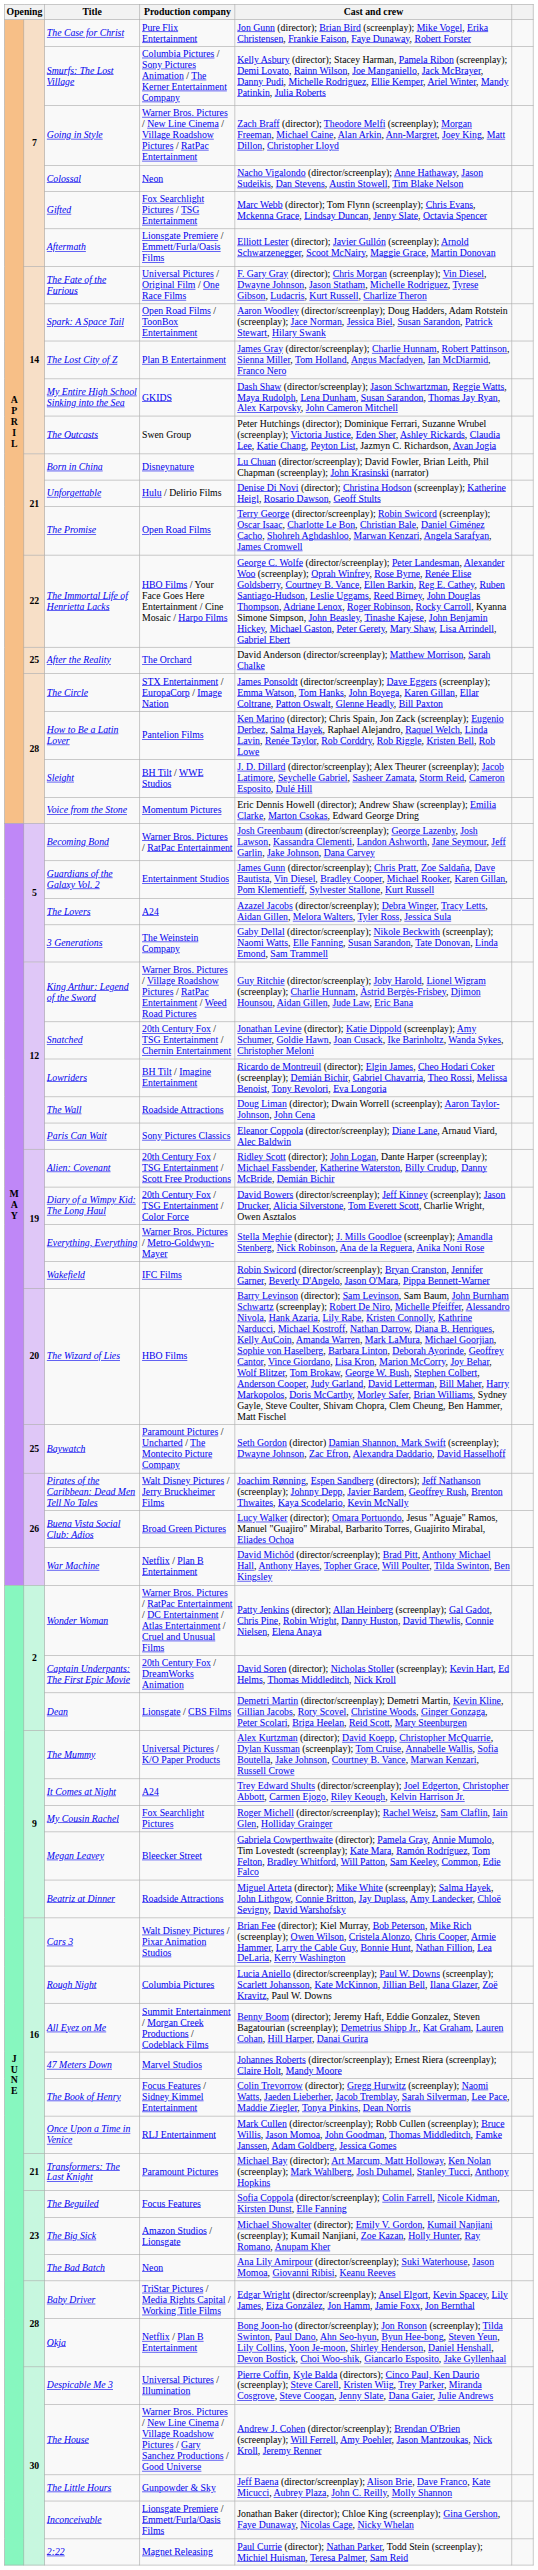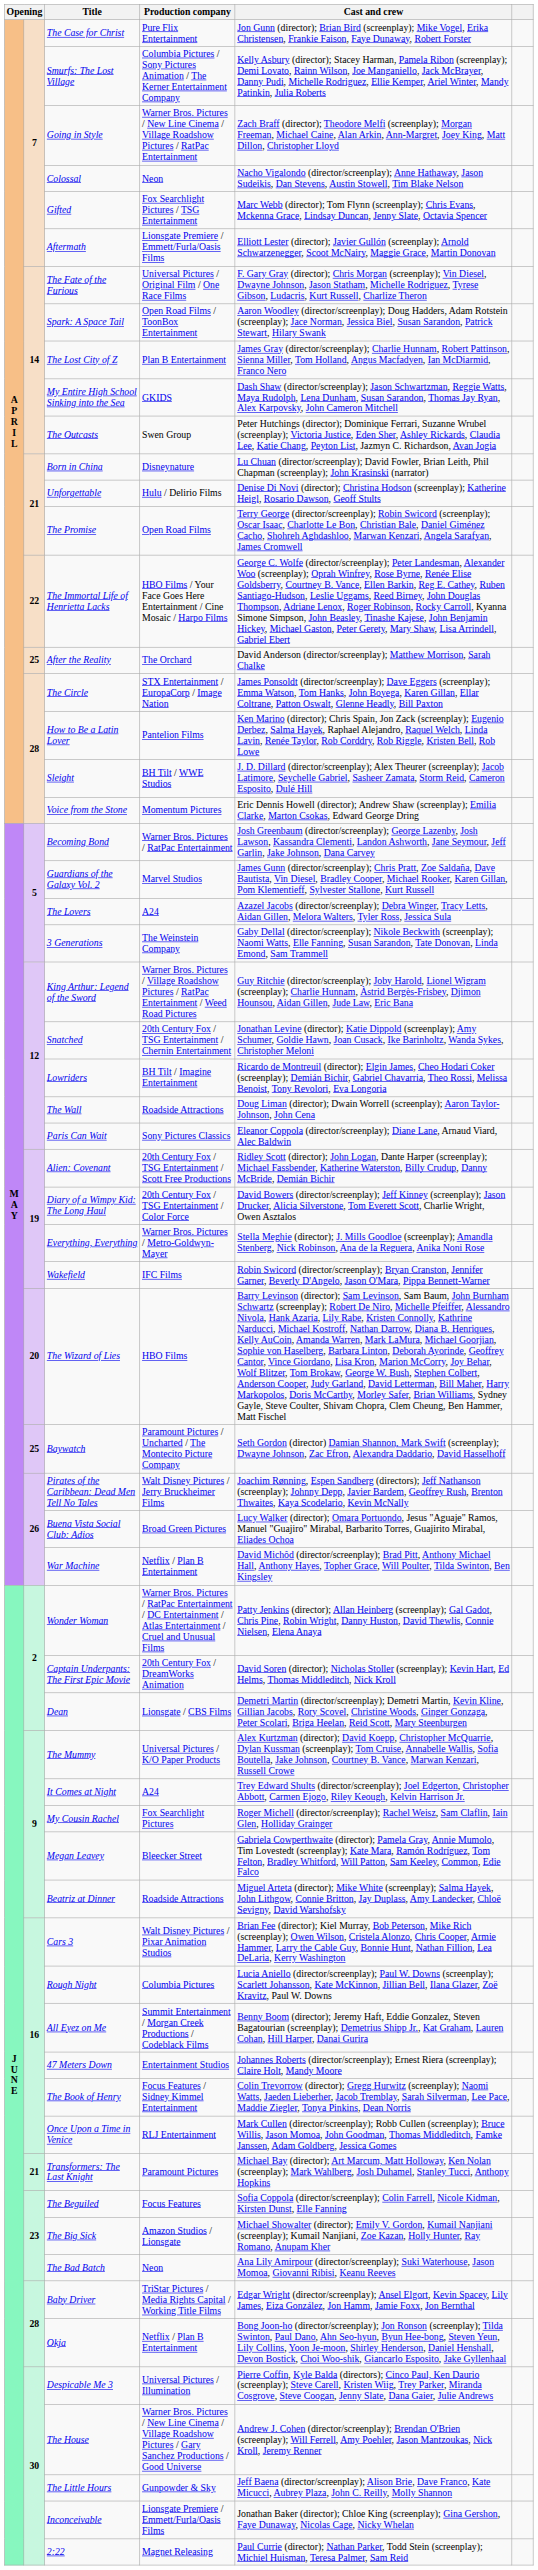(186, 879) Entertainment Studios -> (172, 879) Marvel Studios
(172, 2065) Marvel Studios -> (186, 2065) Entertainment Studios
